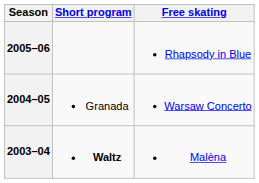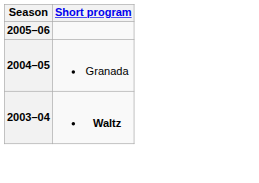- column: (194, 13)
